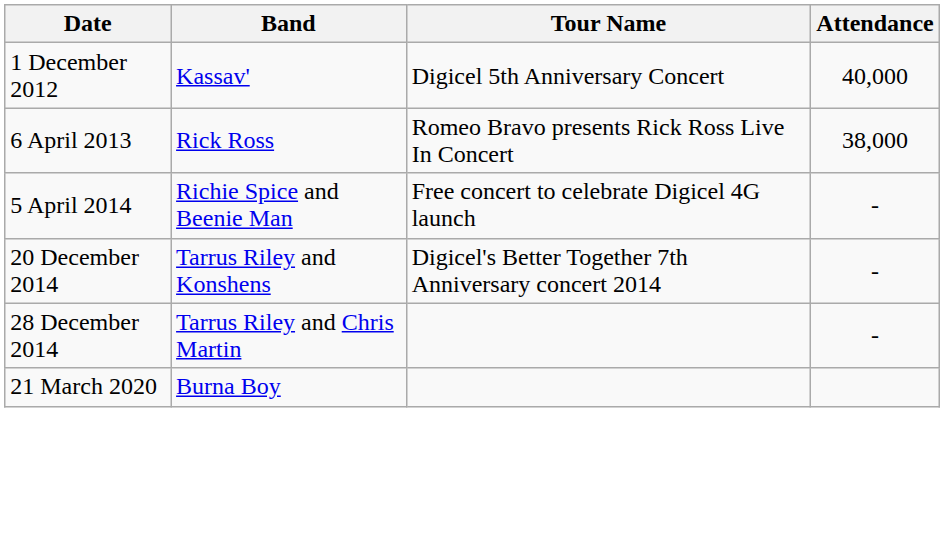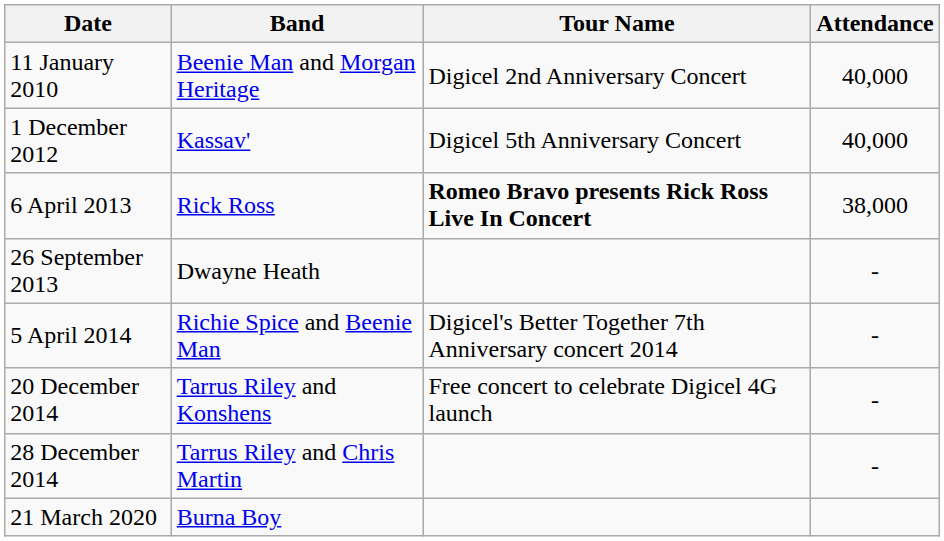+ row: (62, 75)
(598, 140) normal -> (598, 205) bold
+ row: (77, 270)
(586, 205) Free concert to celebrate Digicel 4G launch -> (567, 335) Digicel's Better Together 7th Anniversary concert 2014
(550, 270) Digicel's Better Together 7th Anniversary concert 2014 -> (603, 400) Free concert to celebrate Digicel 4G launch
